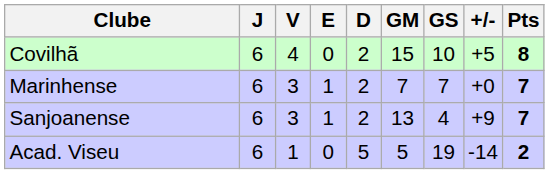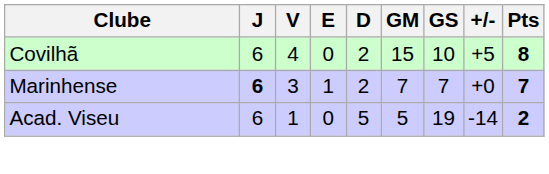(258, 86) normal -> (258, 86) bold
- row: (70, 119)
